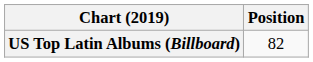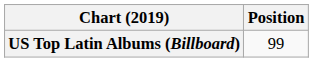(276, 43) 82 -> (276, 43) 99
